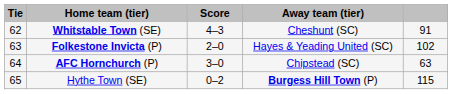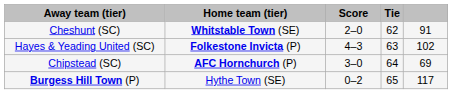columns swapped: (15, 13) <-> (323, 13)
(215, 30) 4–3 -> (353, 30) 2–0
(215, 47) 2–0 -> (353, 47) 4–3
(425, 64) 63 -> (425, 64) 69
(425, 81) 115 -> (425, 81) 117
